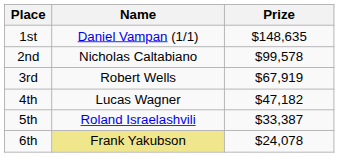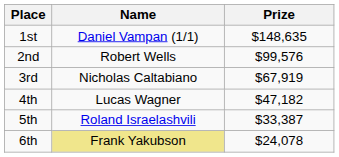(138, 57) Nicholas Caltabiano -> (138, 57) Robert Wells
(279, 57) $99,578 -> (279, 57) $99,576
(138, 78) Robert Wells -> (138, 78) Nicholas Caltabiano
